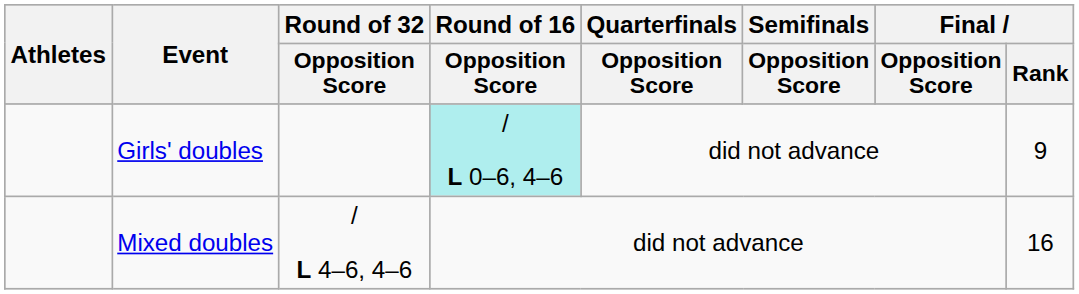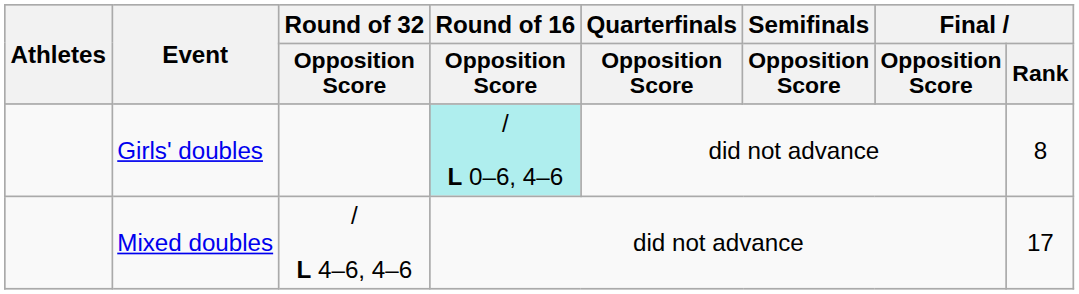(1040, 151) 9 -> (1040, 151) 8
(1040, 243) 16 -> (1040, 243) 17
